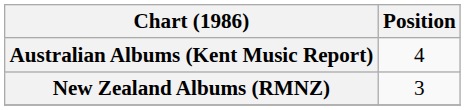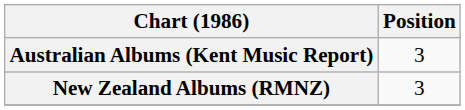(419, 54) 4 -> (419, 54) 3
